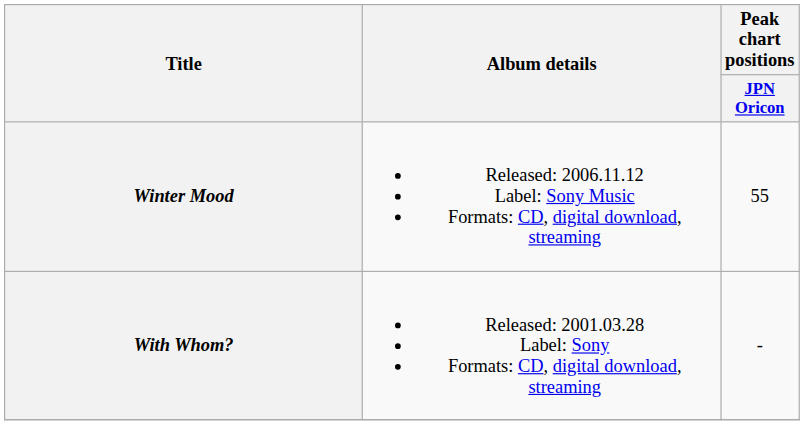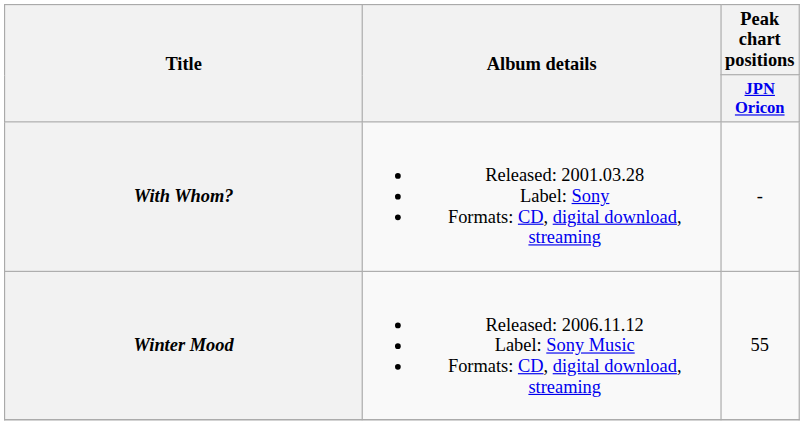rows swapped: (184, 345) <-> (184, 196)
